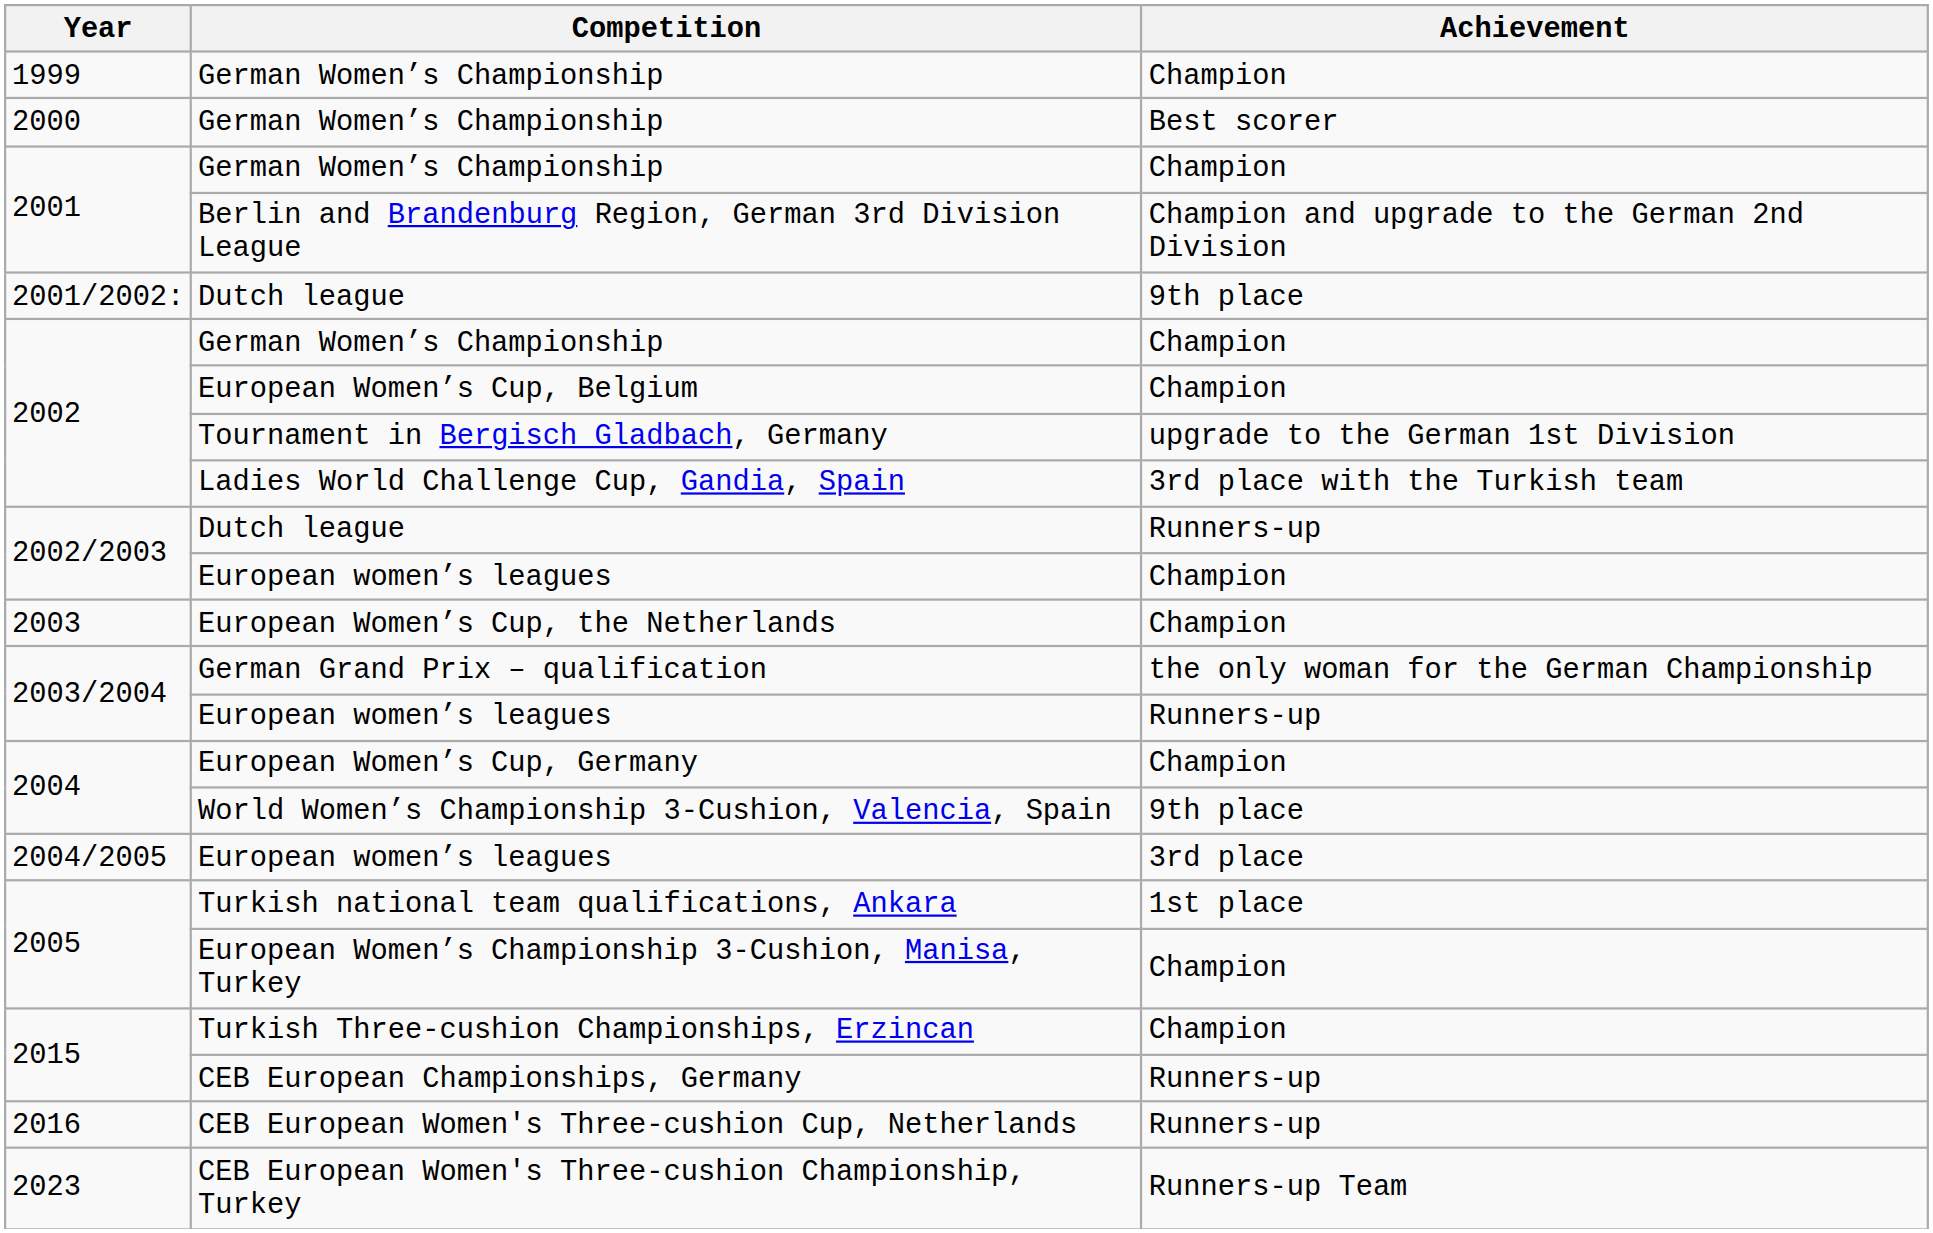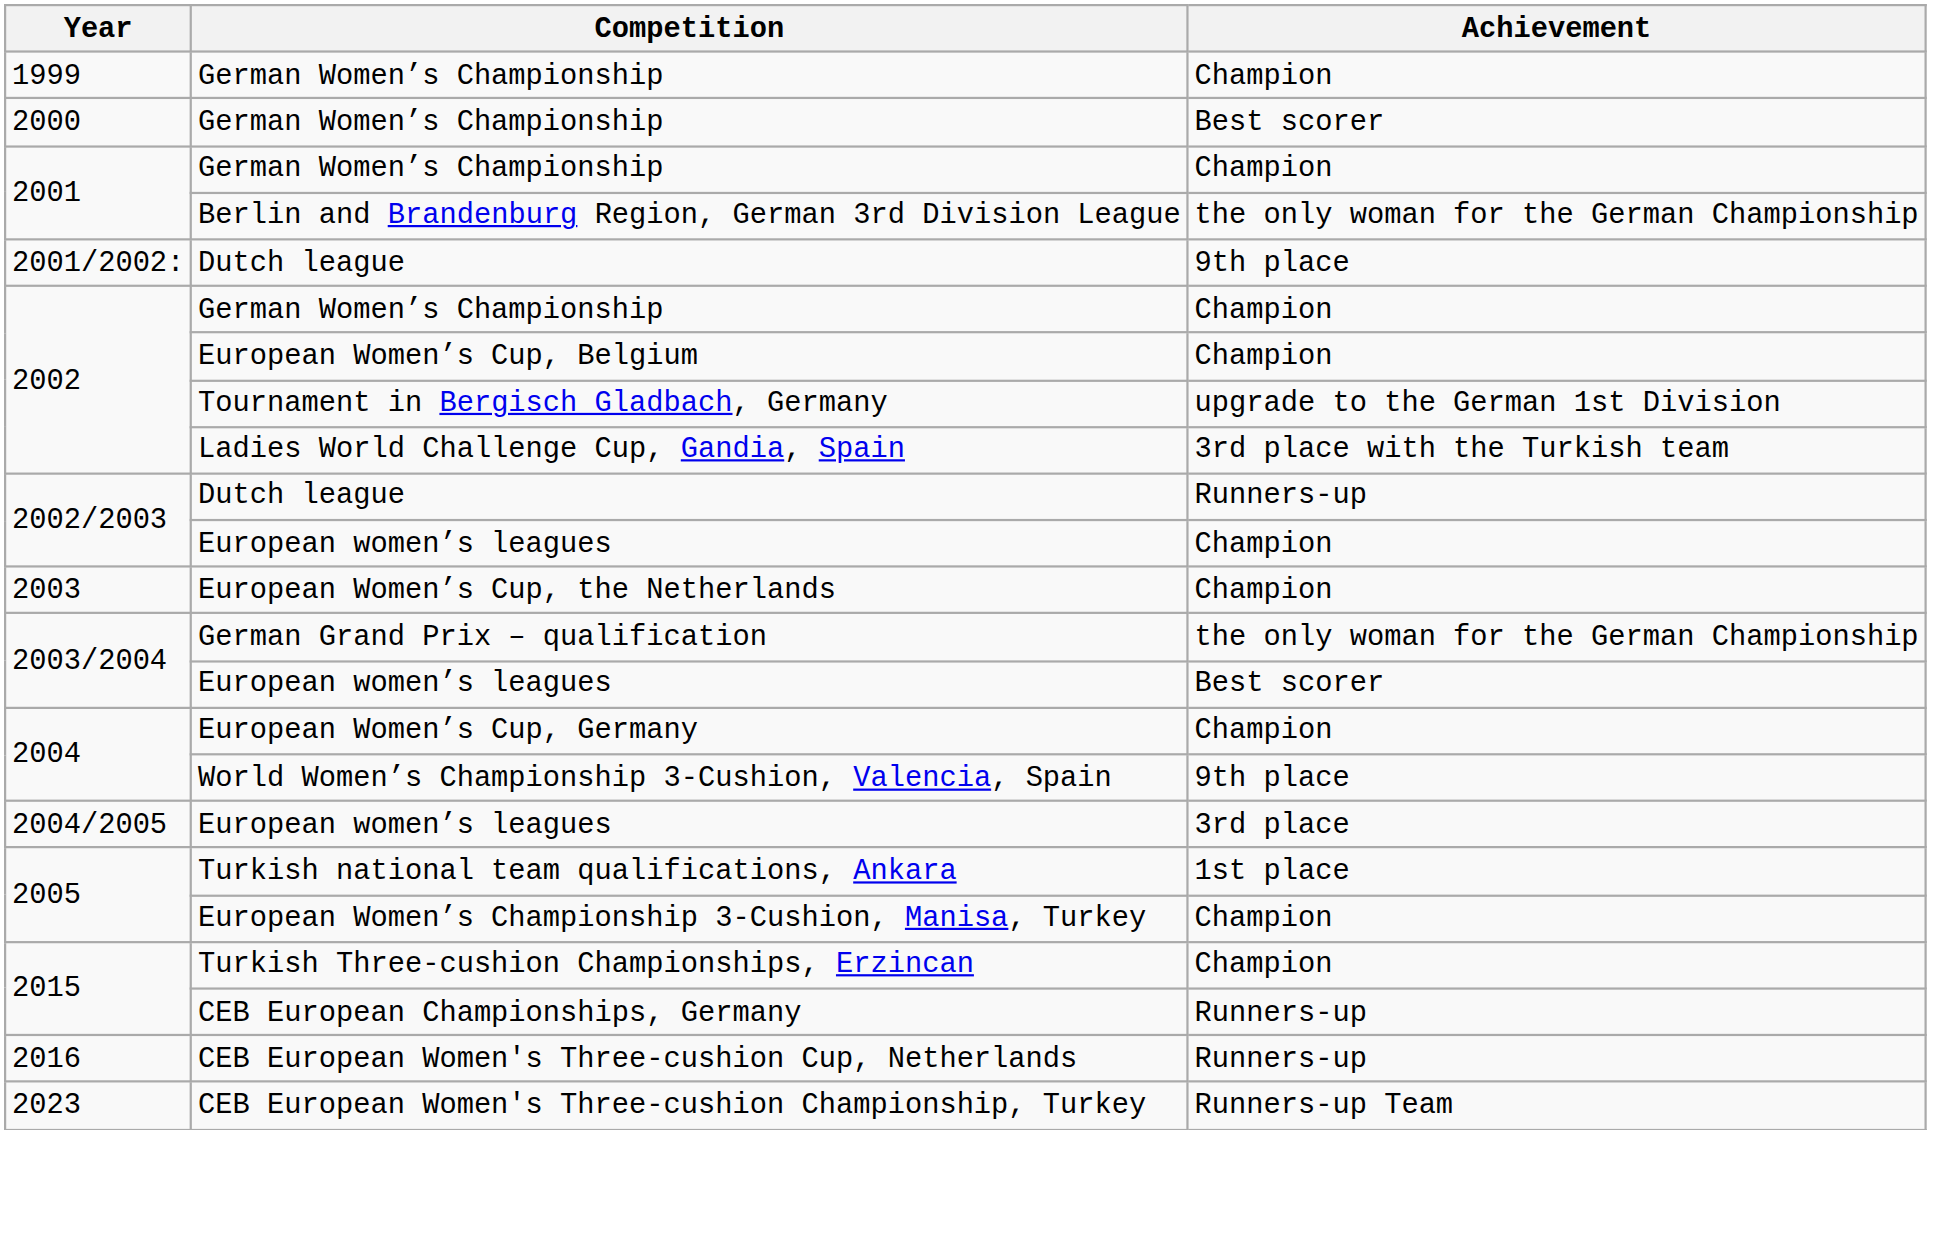(1476, 232) Champion and upgrade to the German 2nd Division -> (1557, 216) the only woman for the German Championship
(1235, 717) Runners-up -> (1289, 684) Best scorer
